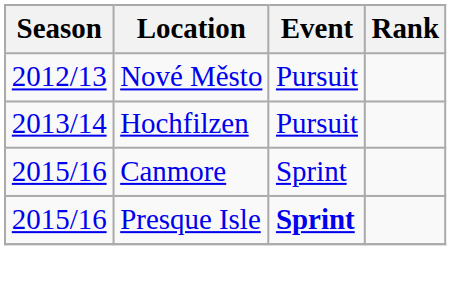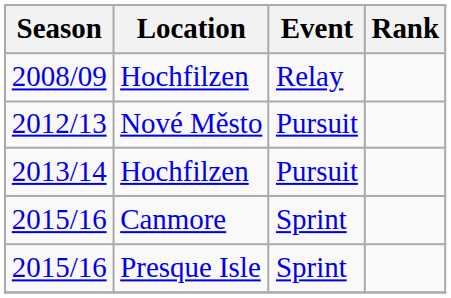+ row: (59, 76)
(315, 219) bold -> (311, 267) normal
